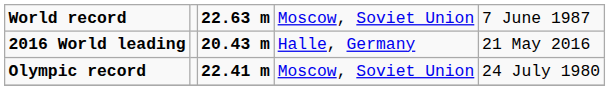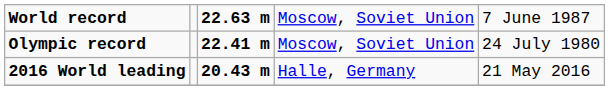rows swapped: (77, 71) <-> (97, 45)
